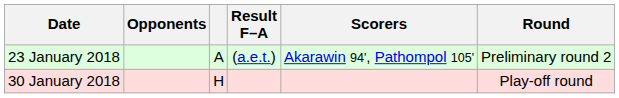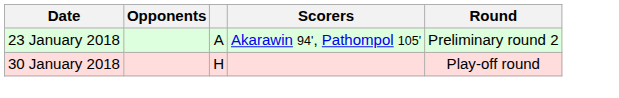- column: (254, 24)
